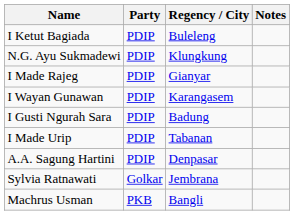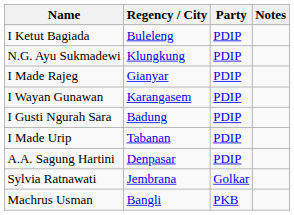columns swapped: (145, 14) <-> (209, 14)
